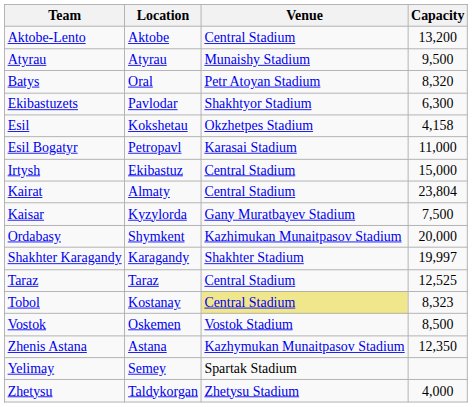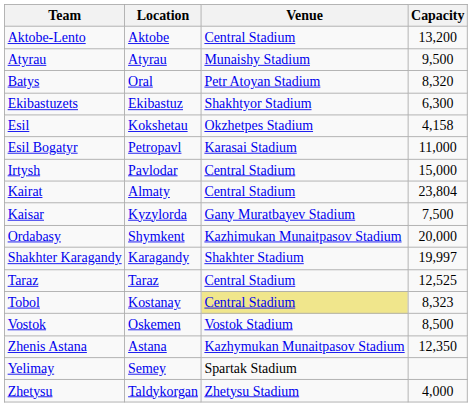(153, 103) Pavlodar -> (156, 103) Ekibastuz
(156, 170) Ekibastuz -> (153, 170) Pavlodar
